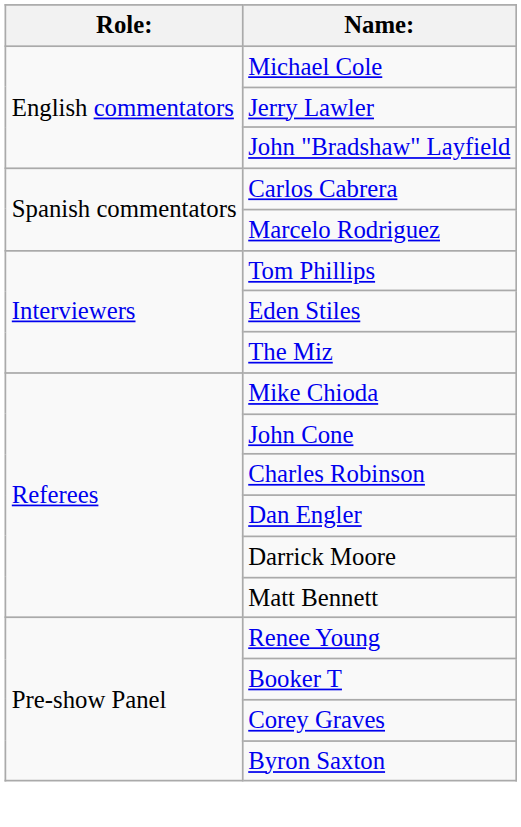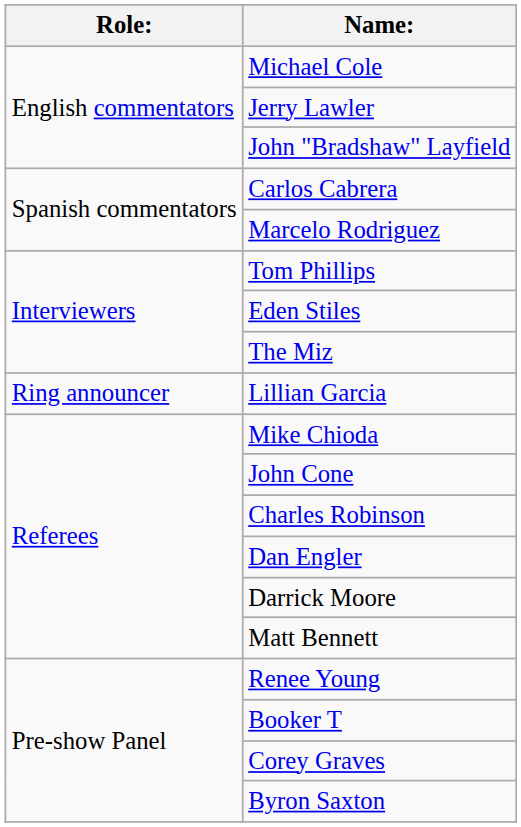+ row: (317, 392)
